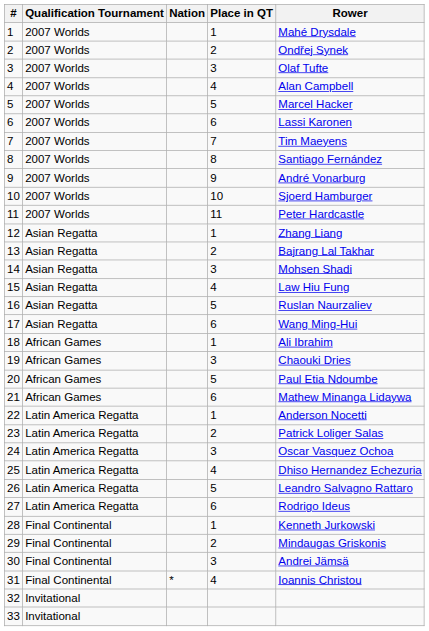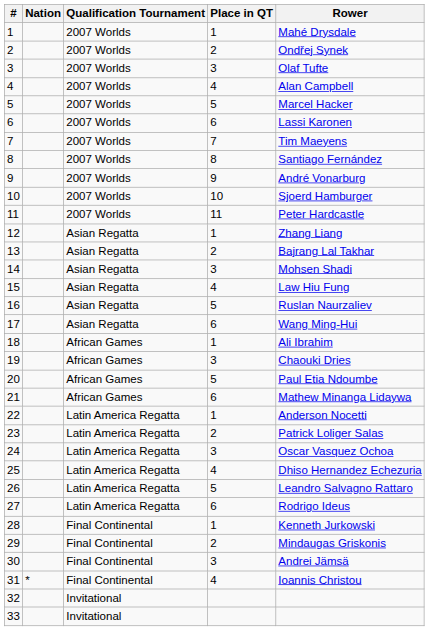columns swapped: (187, 13) <-> (94, 13)
